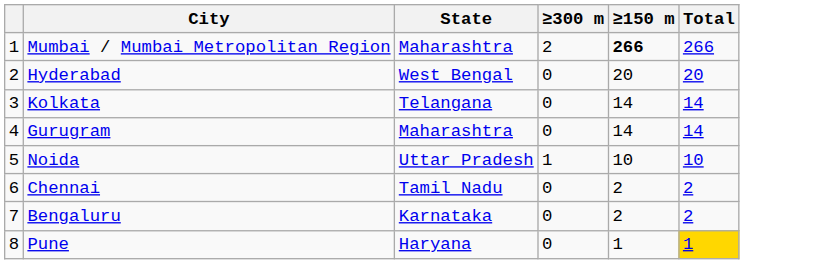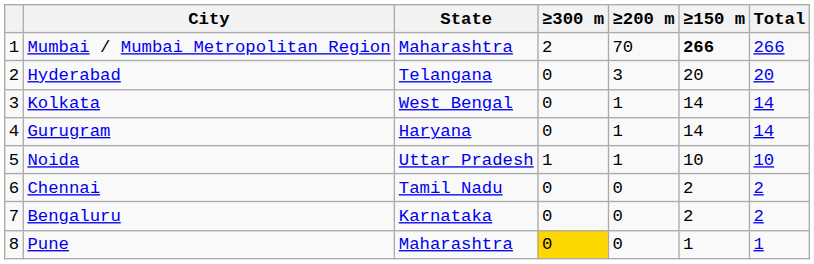+ column: (644, 19)
(456, 75) West Bengal -> (445, 75) Telangana
(445, 103) Telangana -> (456, 103) West Bengal
(456, 131) Maharashtra -> (435, 131) Haryana
(435, 244) Haryana -> (456, 244) Maharashtra
(547, 244) no background -> (547, 244) gold background
(688, 244) gold background -> (759, 244) no background
